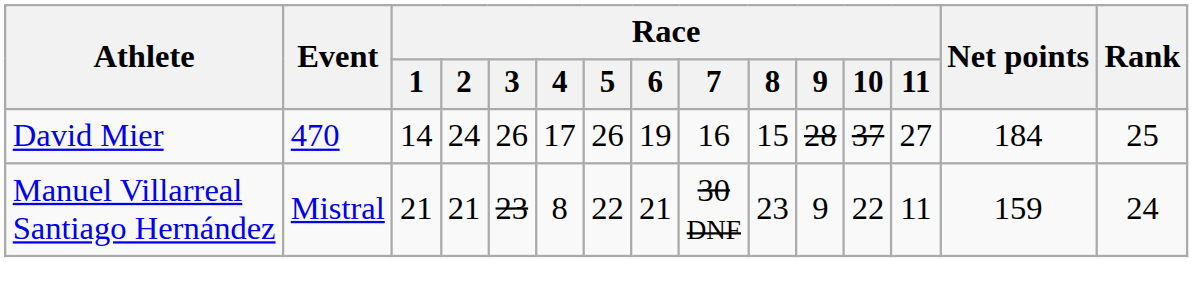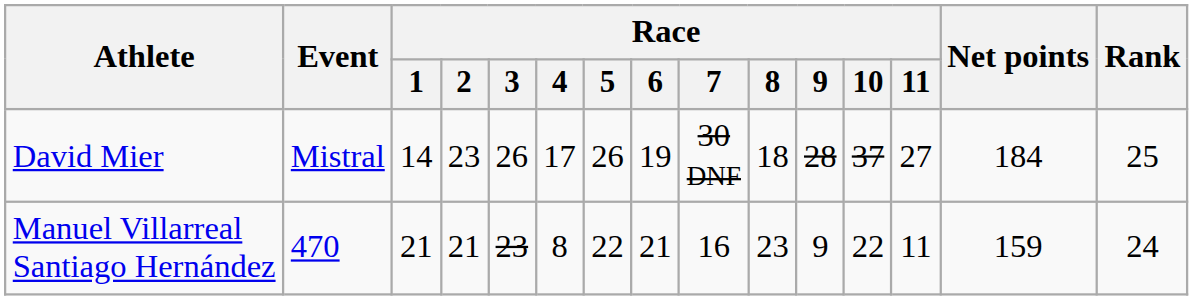(315, 136) 470 -> (338, 155) Mistral
(464, 136) 24 -> (464, 155) 23
(714, 136) 16 -> (714, 155) 30 DNF
(772, 136) 15 -> (772, 155) 18
(338, 209) Mistral -> (315, 247) 470
(714, 209) 30 DNF -> (714, 247) 16
